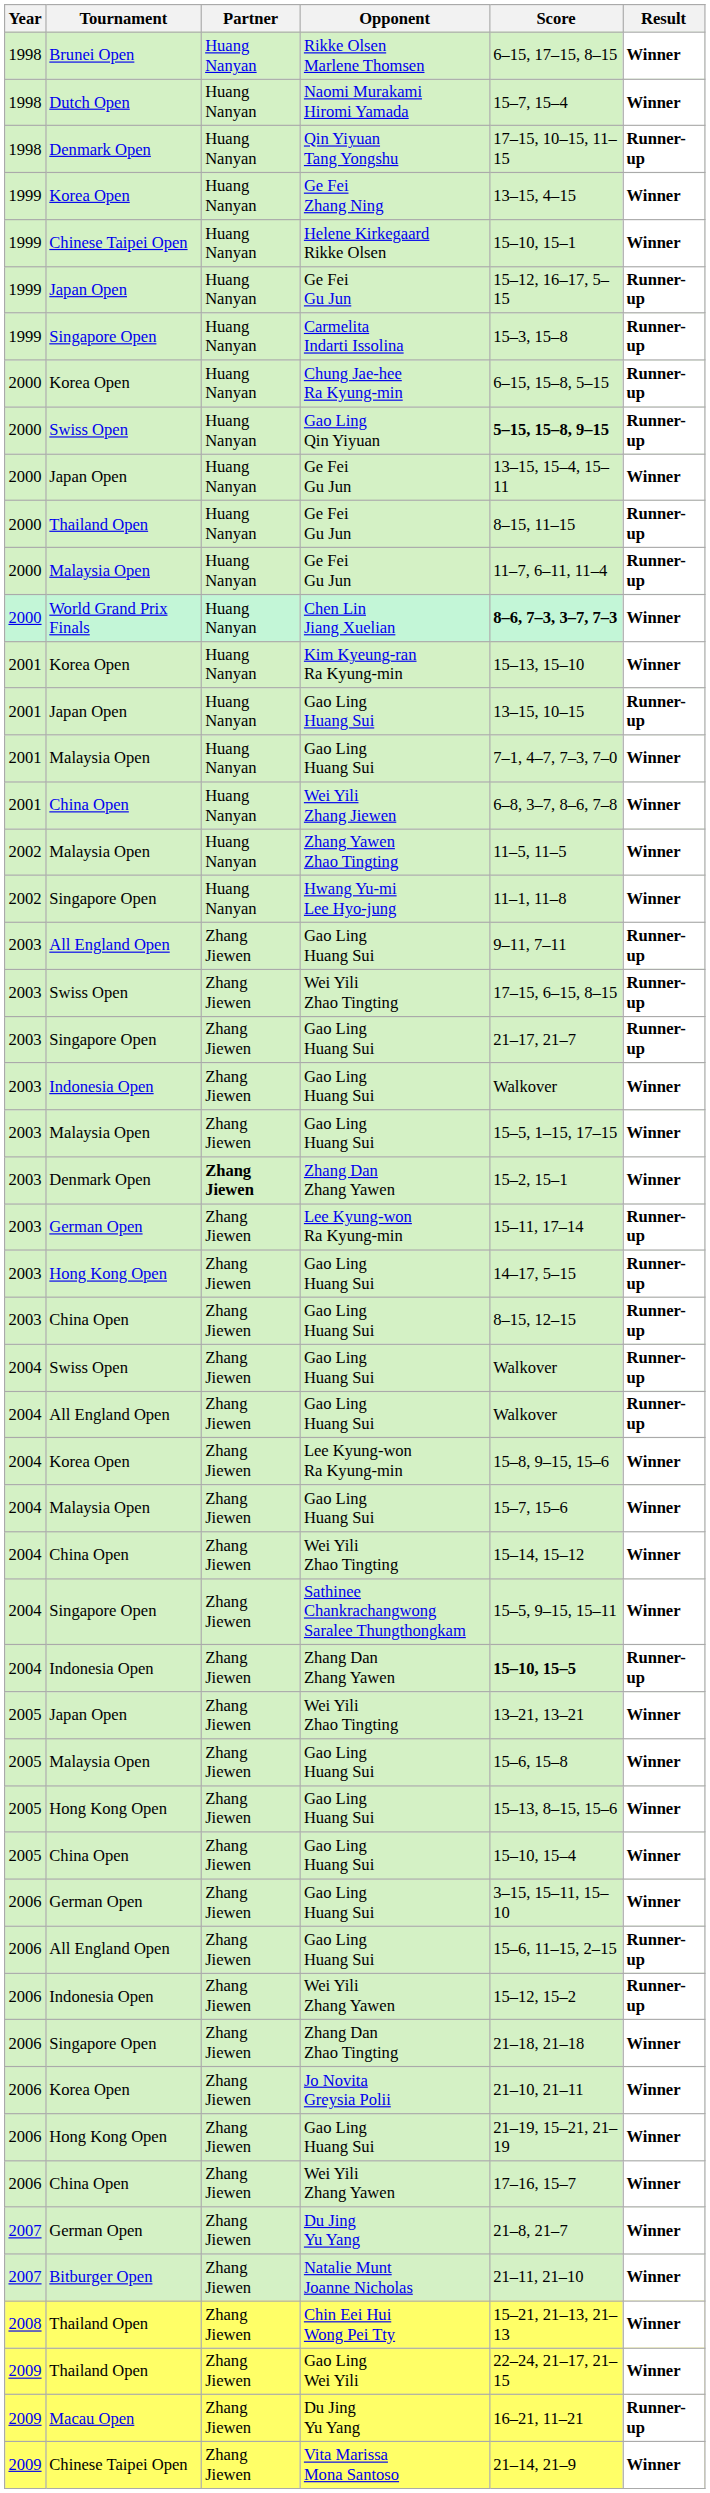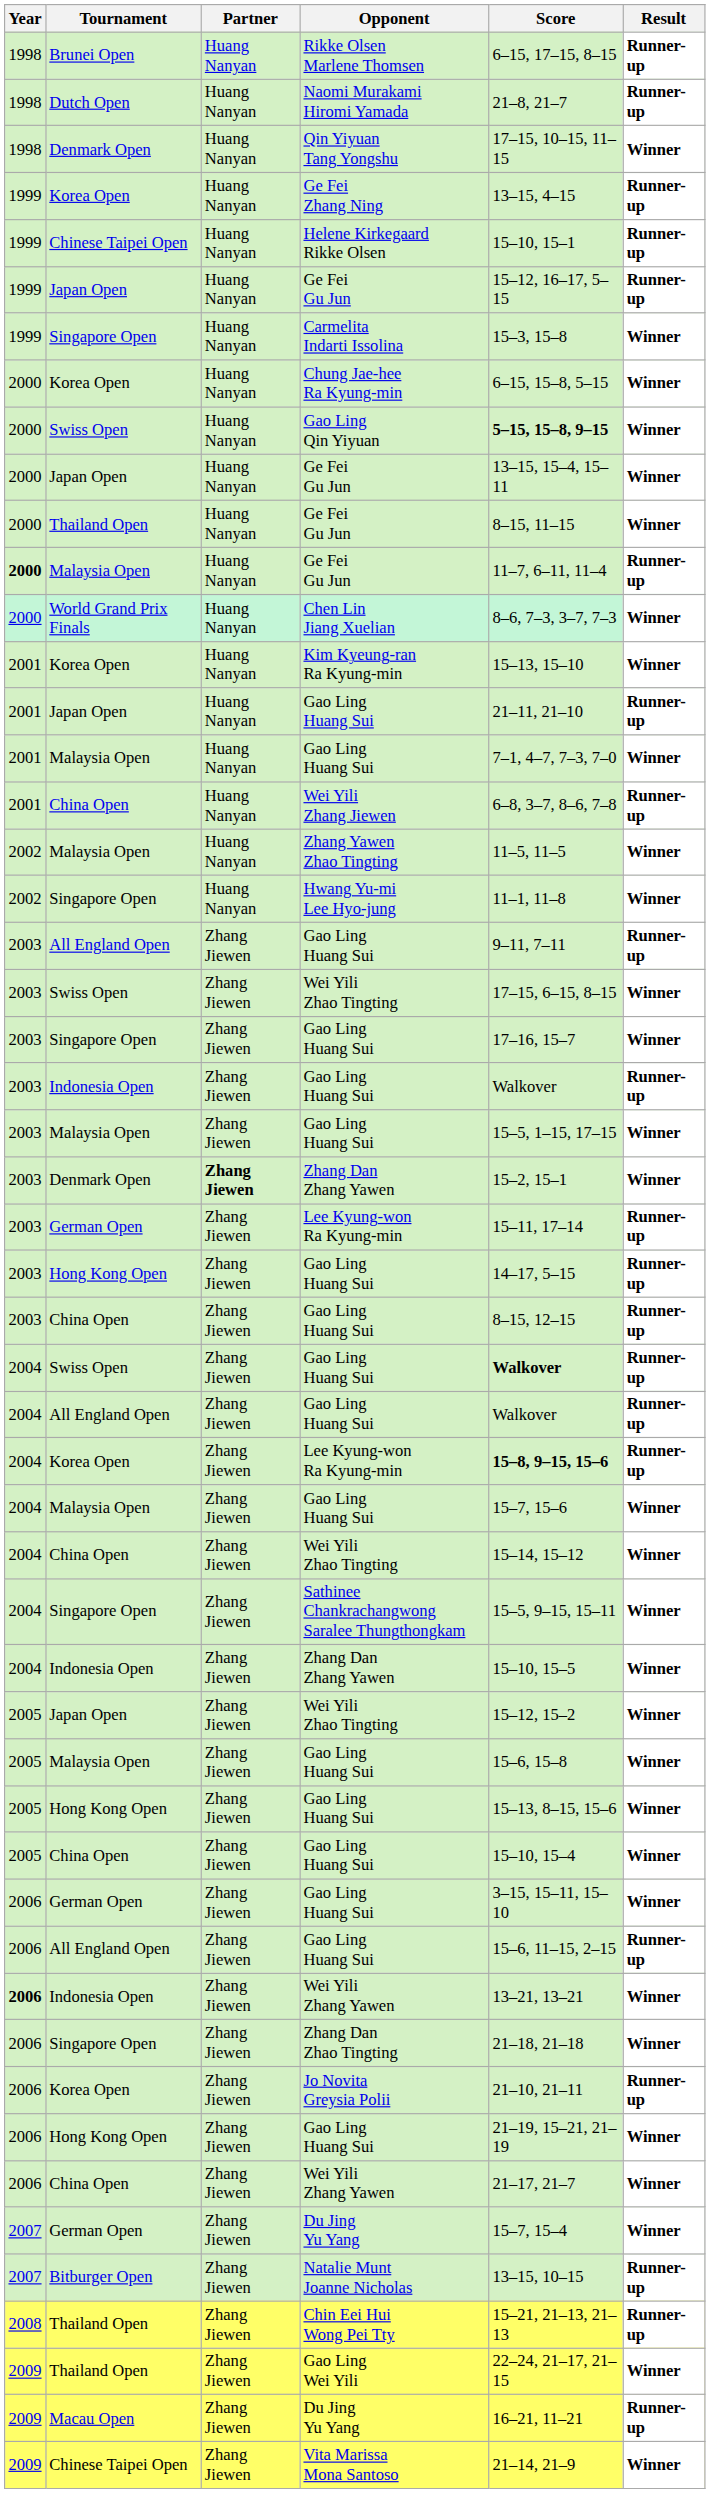(654, 55) Winner -> (656, 55) Runner-up
(530, 102) 15–7, 15–4 -> (530, 102) 21–8, 21–7
(654, 102) Winner -> (656, 102) Runner-up
(656, 149) Runner-up -> (654, 149) Winner
(654, 196) Winner -> (656, 196) Runner-up
(654, 243) Winner -> (656, 243) Runner-up
(656, 336) Runner-up -> (654, 336) Winner
(656, 383) Runner-up -> (654, 383) Winner
(656, 430) Runner-up -> (654, 430) Winner
(656, 524) Runner-up -> (654, 524) Winner
(25, 571) normal -> (25, 571) bold
(555, 617) bold -> (555, 617) normal
(539, 711) 13–15, 10–15 -> (538, 711) 21–11, 21–10
(654, 805) Winner -> (656, 805) Runner-up
(656, 992) Runner-up -> (654, 992) Winner
(535, 1039) 21–17, 21–7 -> (534, 1039) 17–16, 15–7
(656, 1039) Runner-up -> (654, 1039) Winner
(654, 1086) Winner -> (656, 1086) Runner-up
(525, 1367) normal -> (527, 1367) bold
(551, 1461) normal -> (550, 1461) bold
(654, 1461) Winner -> (656, 1461) Runner-up
(535, 1668) bold -> (534, 1668) normal
(656, 1668) Runner-up -> (654, 1668) Winner
(539, 1715) 13–21, 13–21 -> (534, 1715) 15–12, 15–2
(25, 1996) normal -> (25, 1996) bold
(535, 1996) 15–12, 15–2 -> (538, 1996) 13–21, 13–21
(656, 1996) Runner-up -> (654, 1996) Winner
(654, 2090) Winner -> (656, 2090) Runner-up
(535, 2183) 17–16, 15–7 -> (534, 2183) 21–17, 21–7
(530, 2230) 21–8, 21–7 -> (530, 2230) 15–7, 15–4
(538, 2277) 21–11, 21–10 -> (538, 2277) 13–15, 10–15
(654, 2277) Winner -> (656, 2277) Runner-up
(654, 2324) Winner -> (656, 2324) Runner-up
